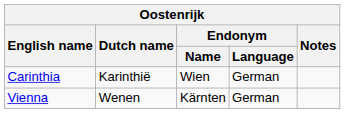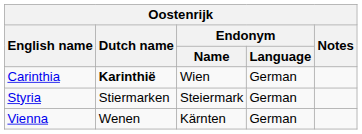(125, 77) normal -> (127, 77) bold
+ row: (24, 98)
